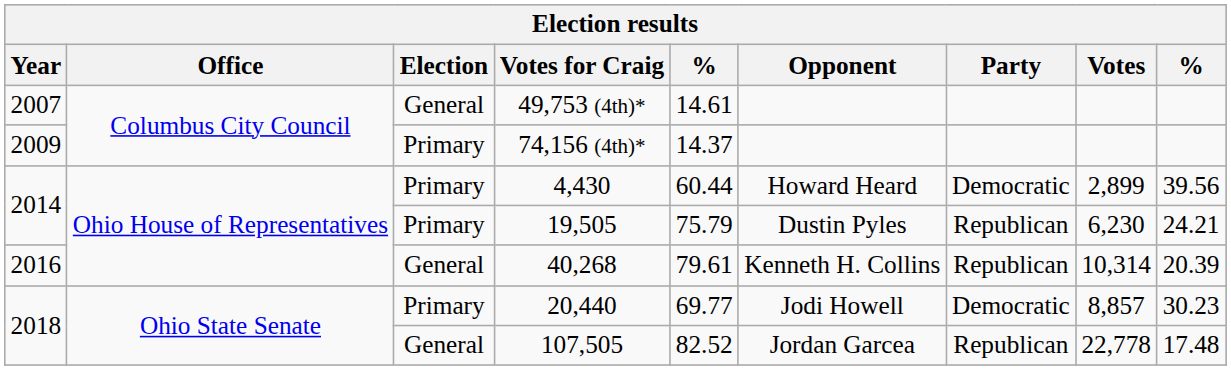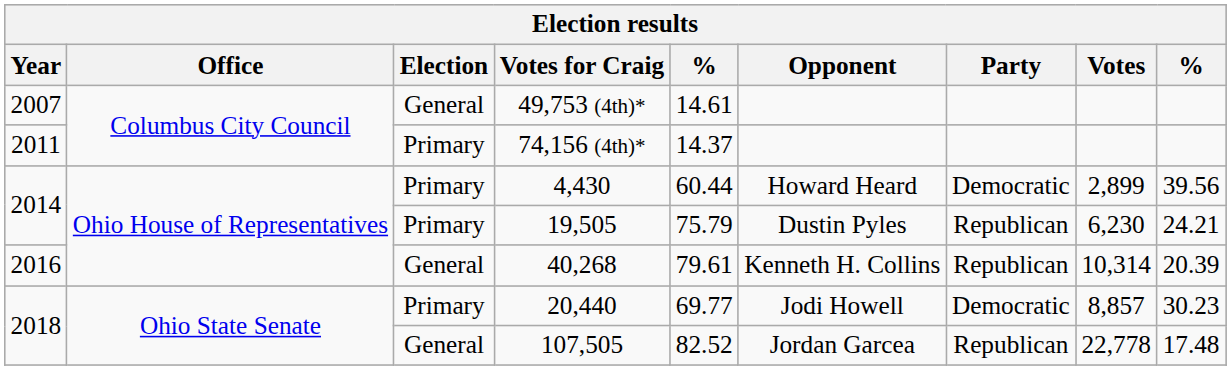(36, 144) 2009 -> (36, 144) 2011
